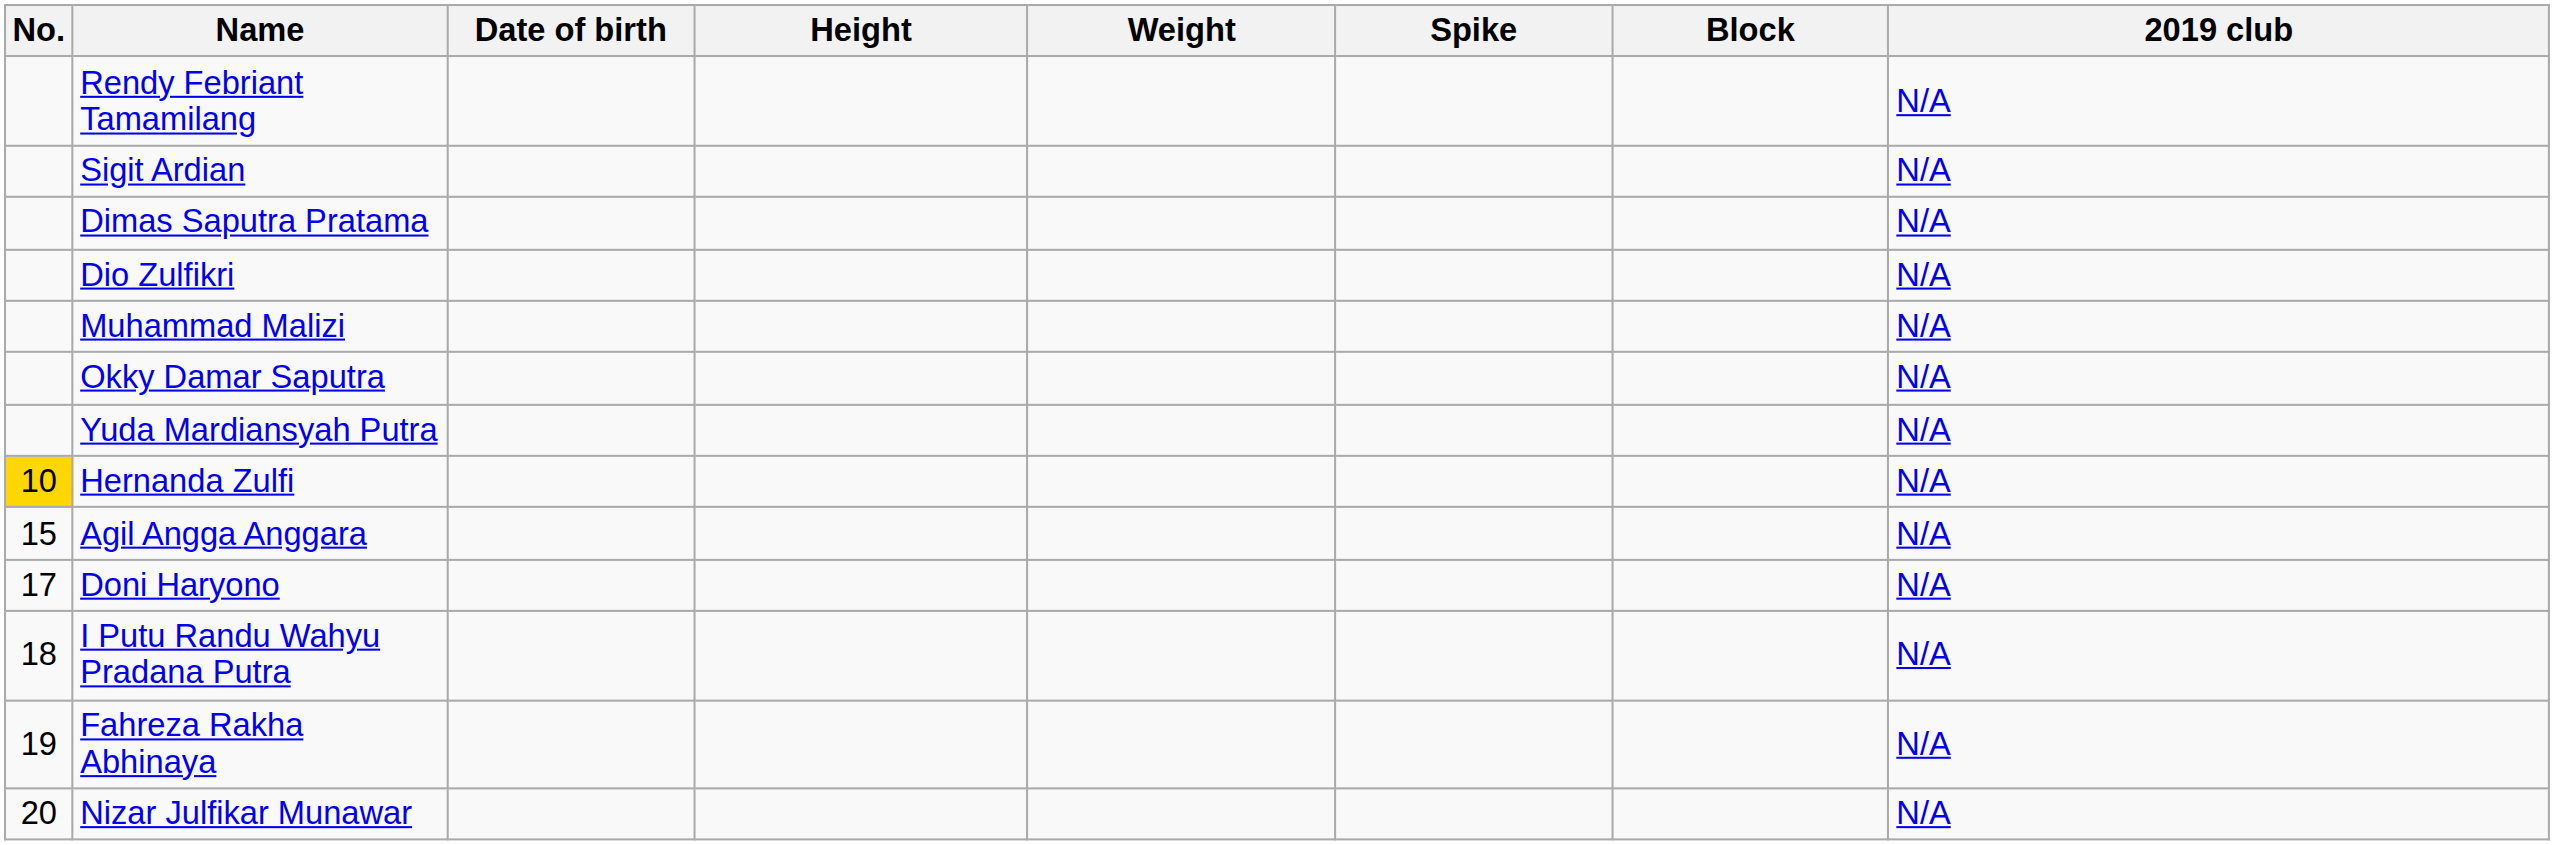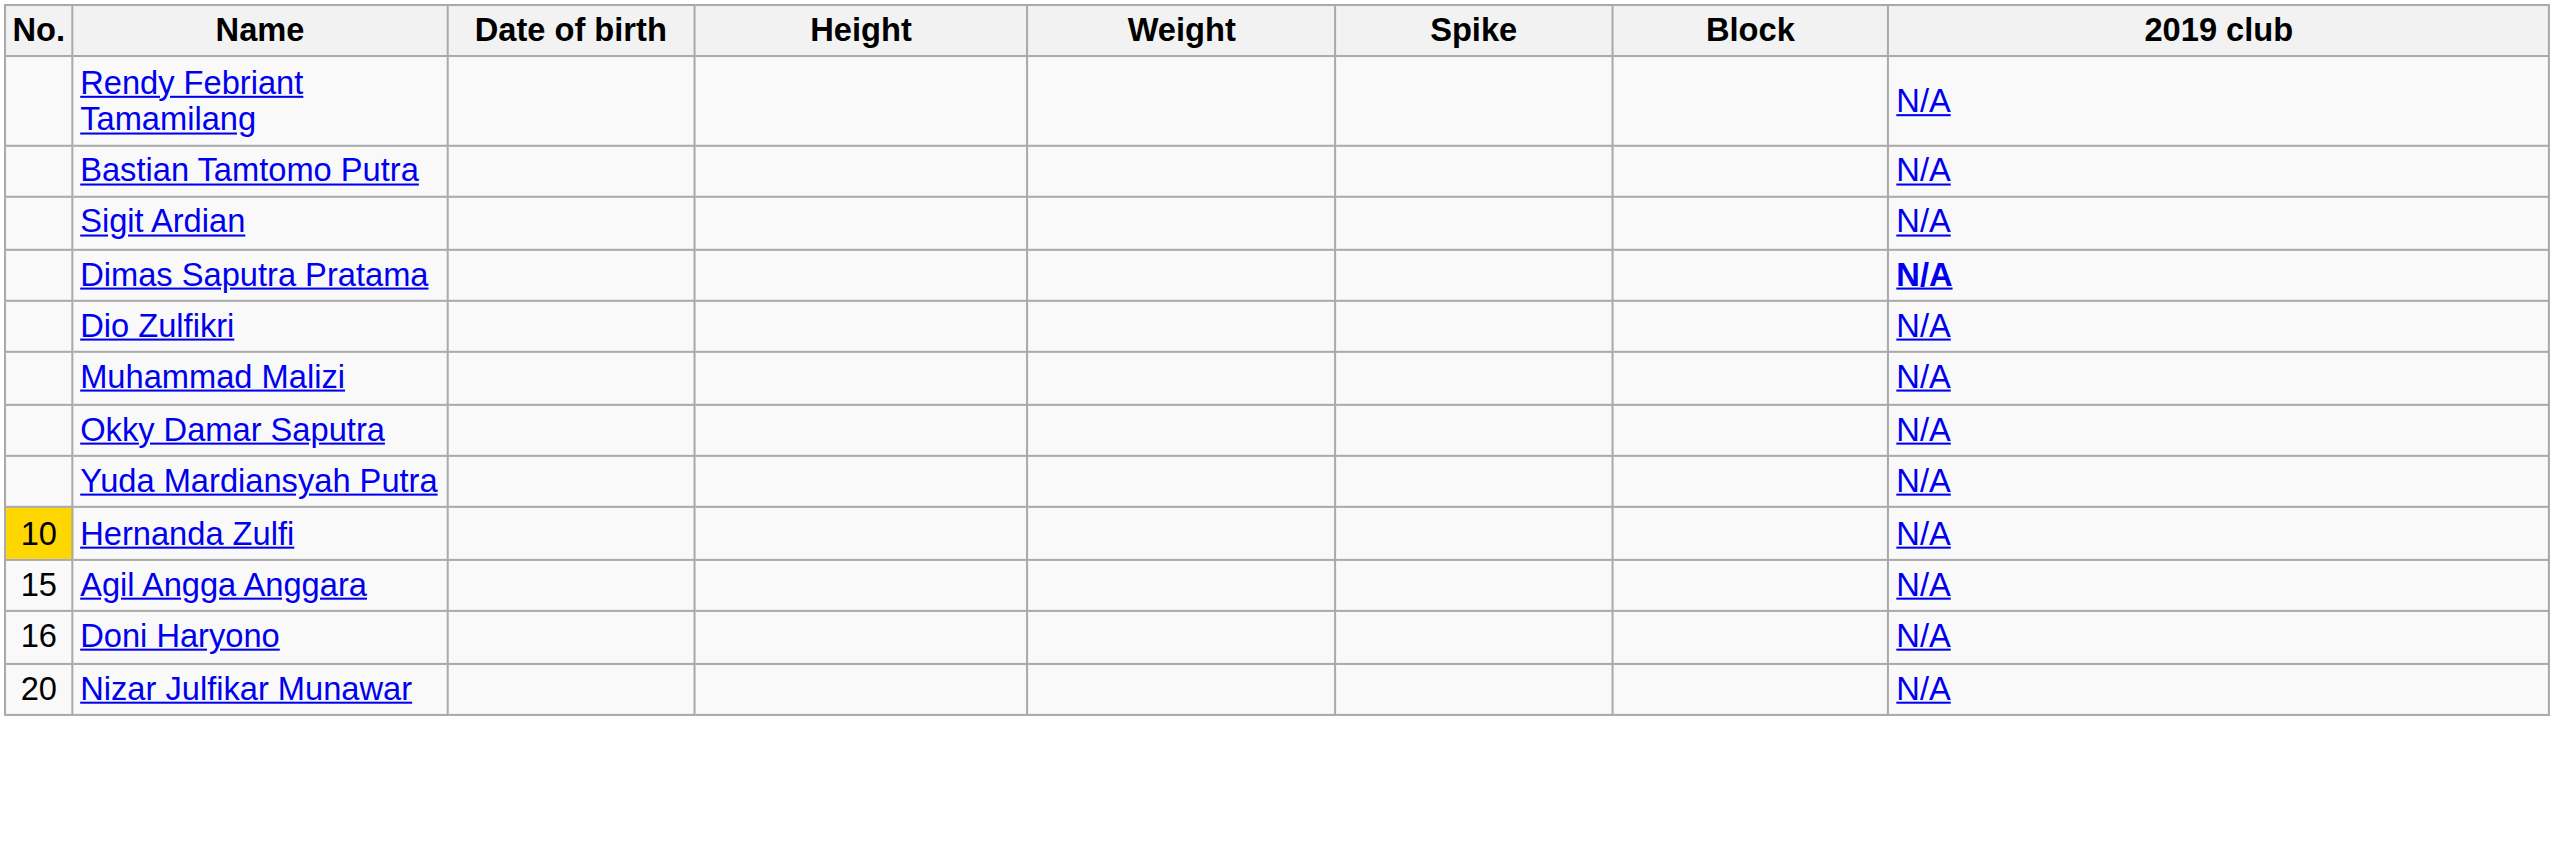+ row: (250, 170)
(1924, 222) normal -> (1924, 274) bold
(39, 584) 17 -> (39, 636) 16
- row: (230, 654)
- row: (192, 743)
